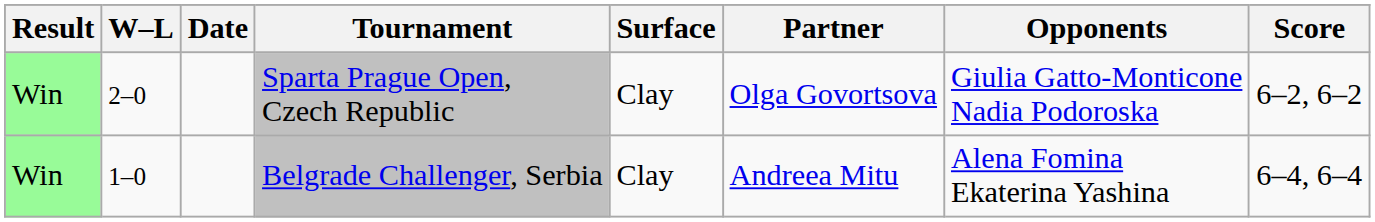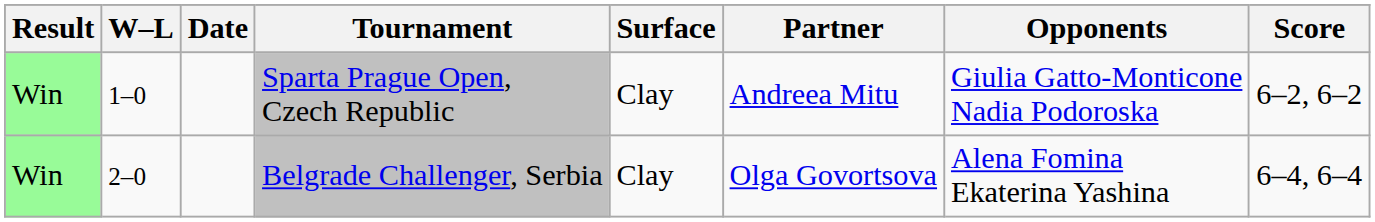(127, 95) 2–0 -> (127, 95) 1–0
(833, 93) Olga Govortsova -> (814, 93) Andreea Mitu
(127, 177) 1–0 -> (127, 177) 2–0
(814, 175) Andreea Mitu -> (833, 175) Olga Govortsova
